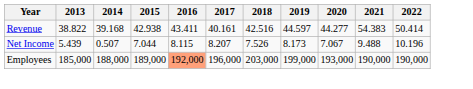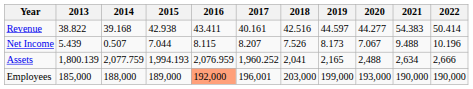+ row: (20, 60)
(225, 60) 196,000 -> (255, 76) 196,001
